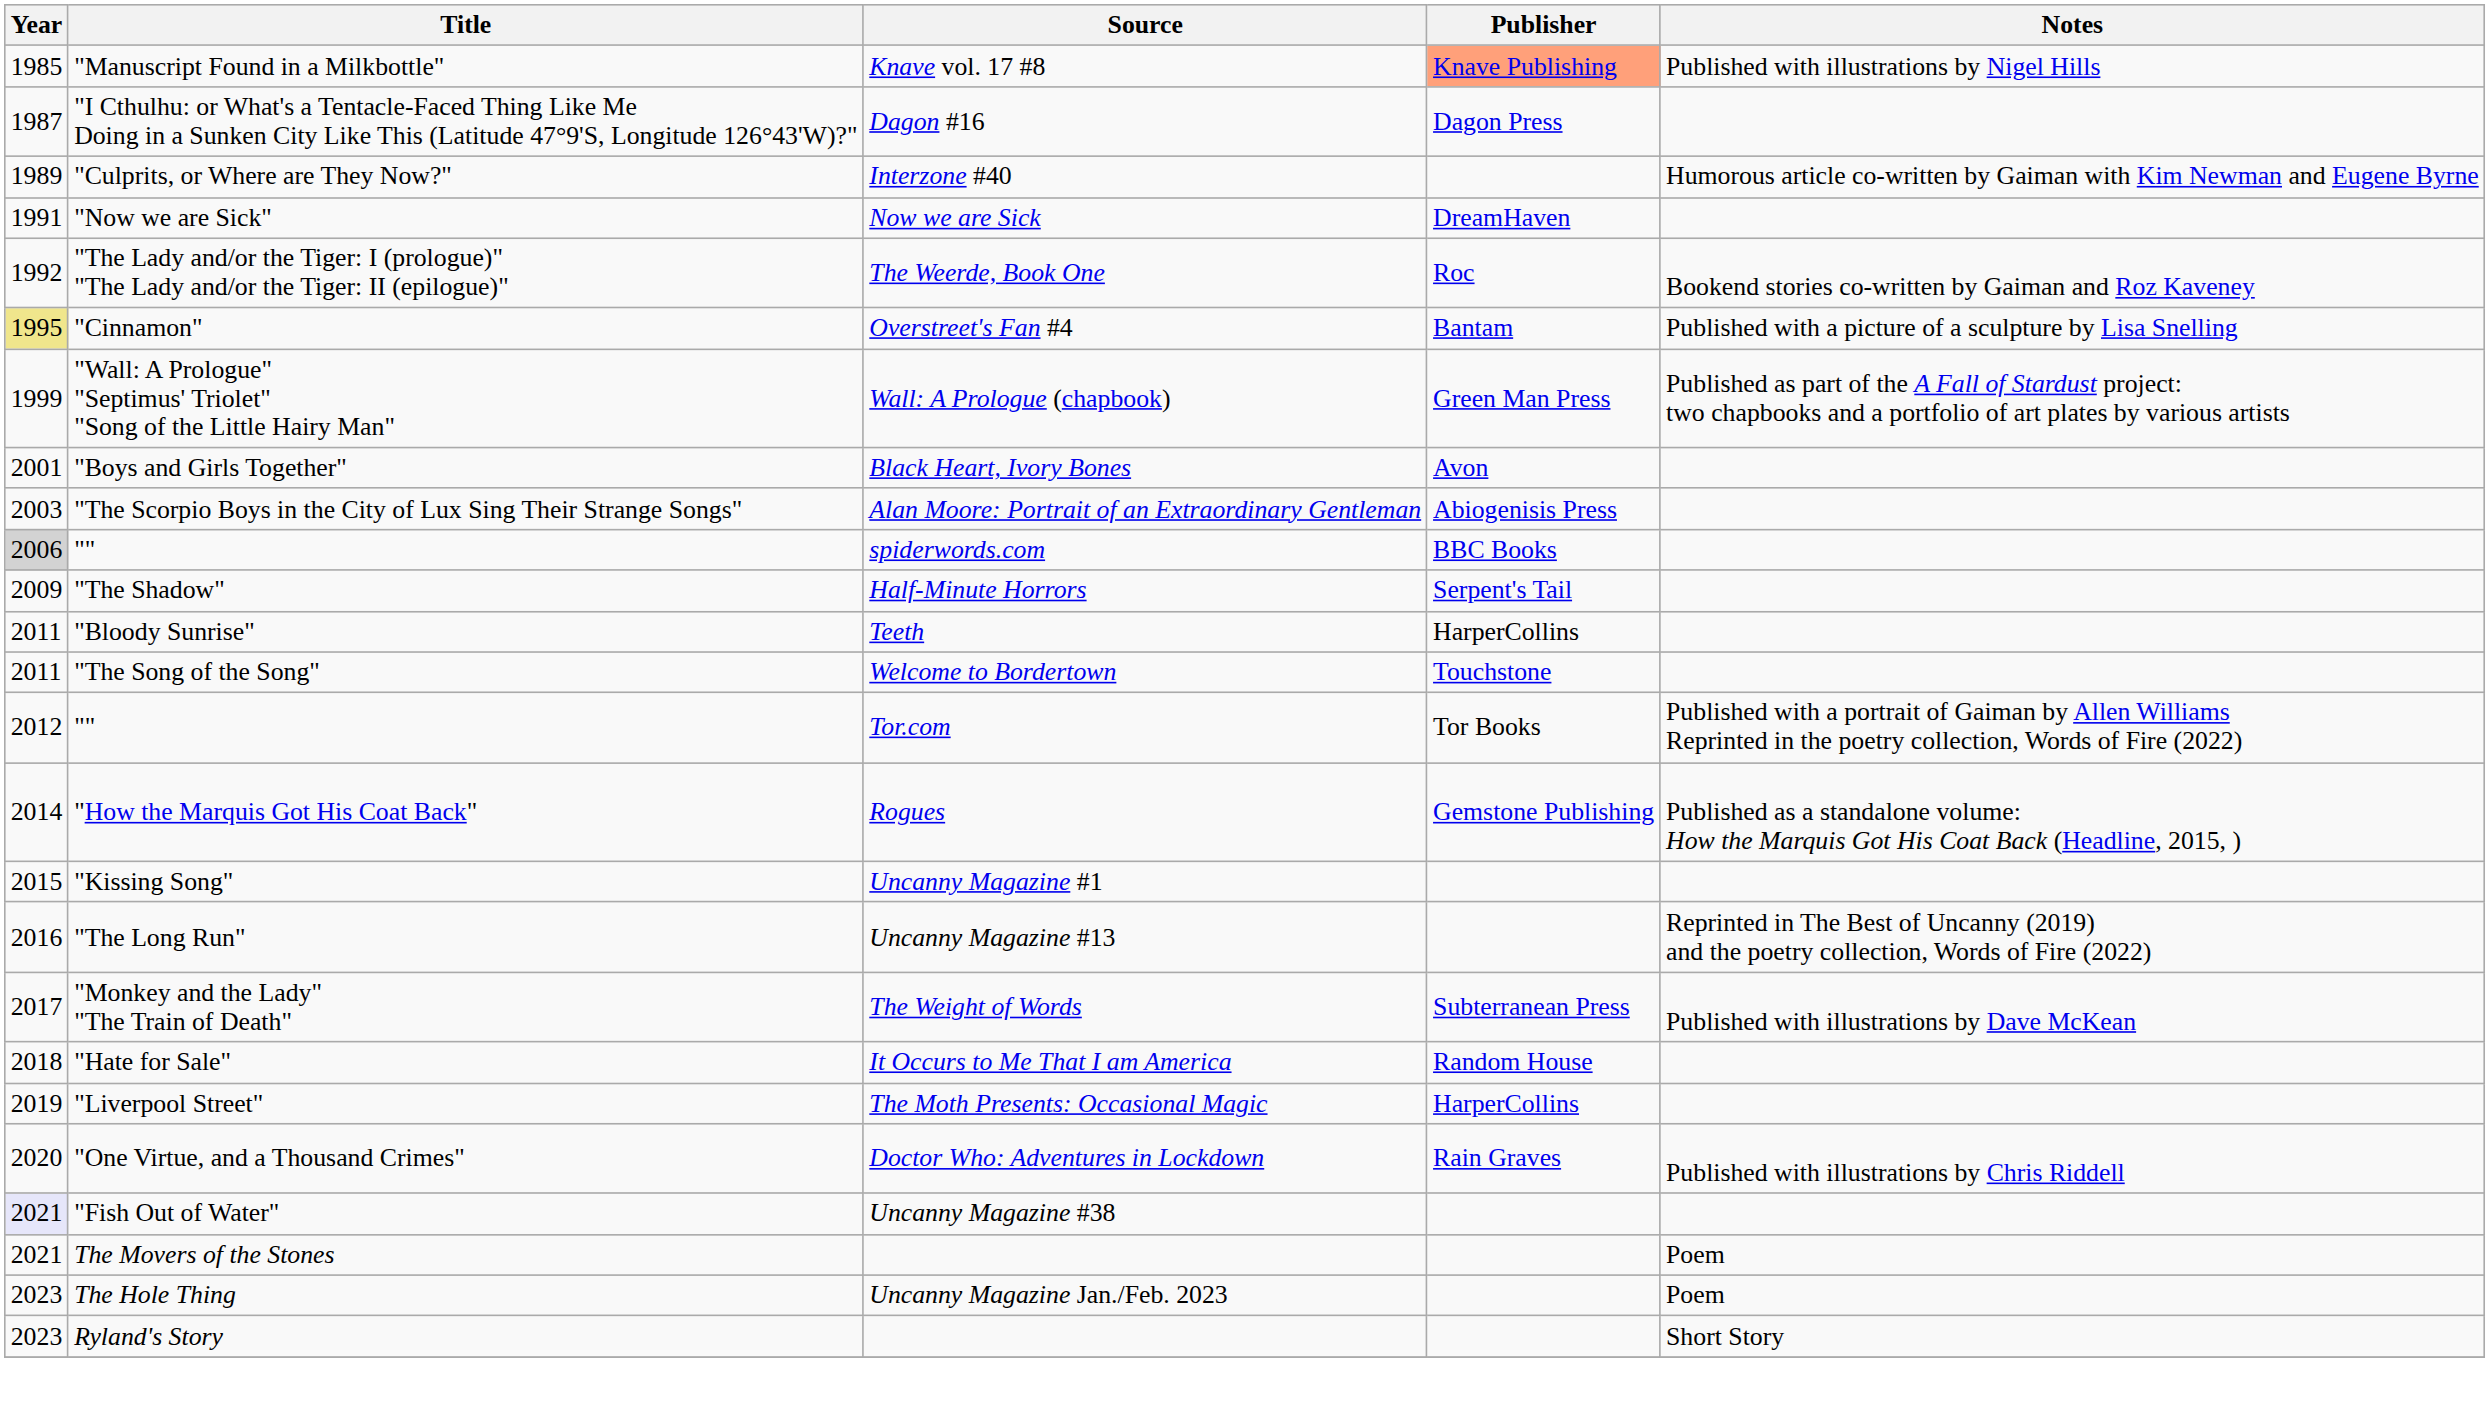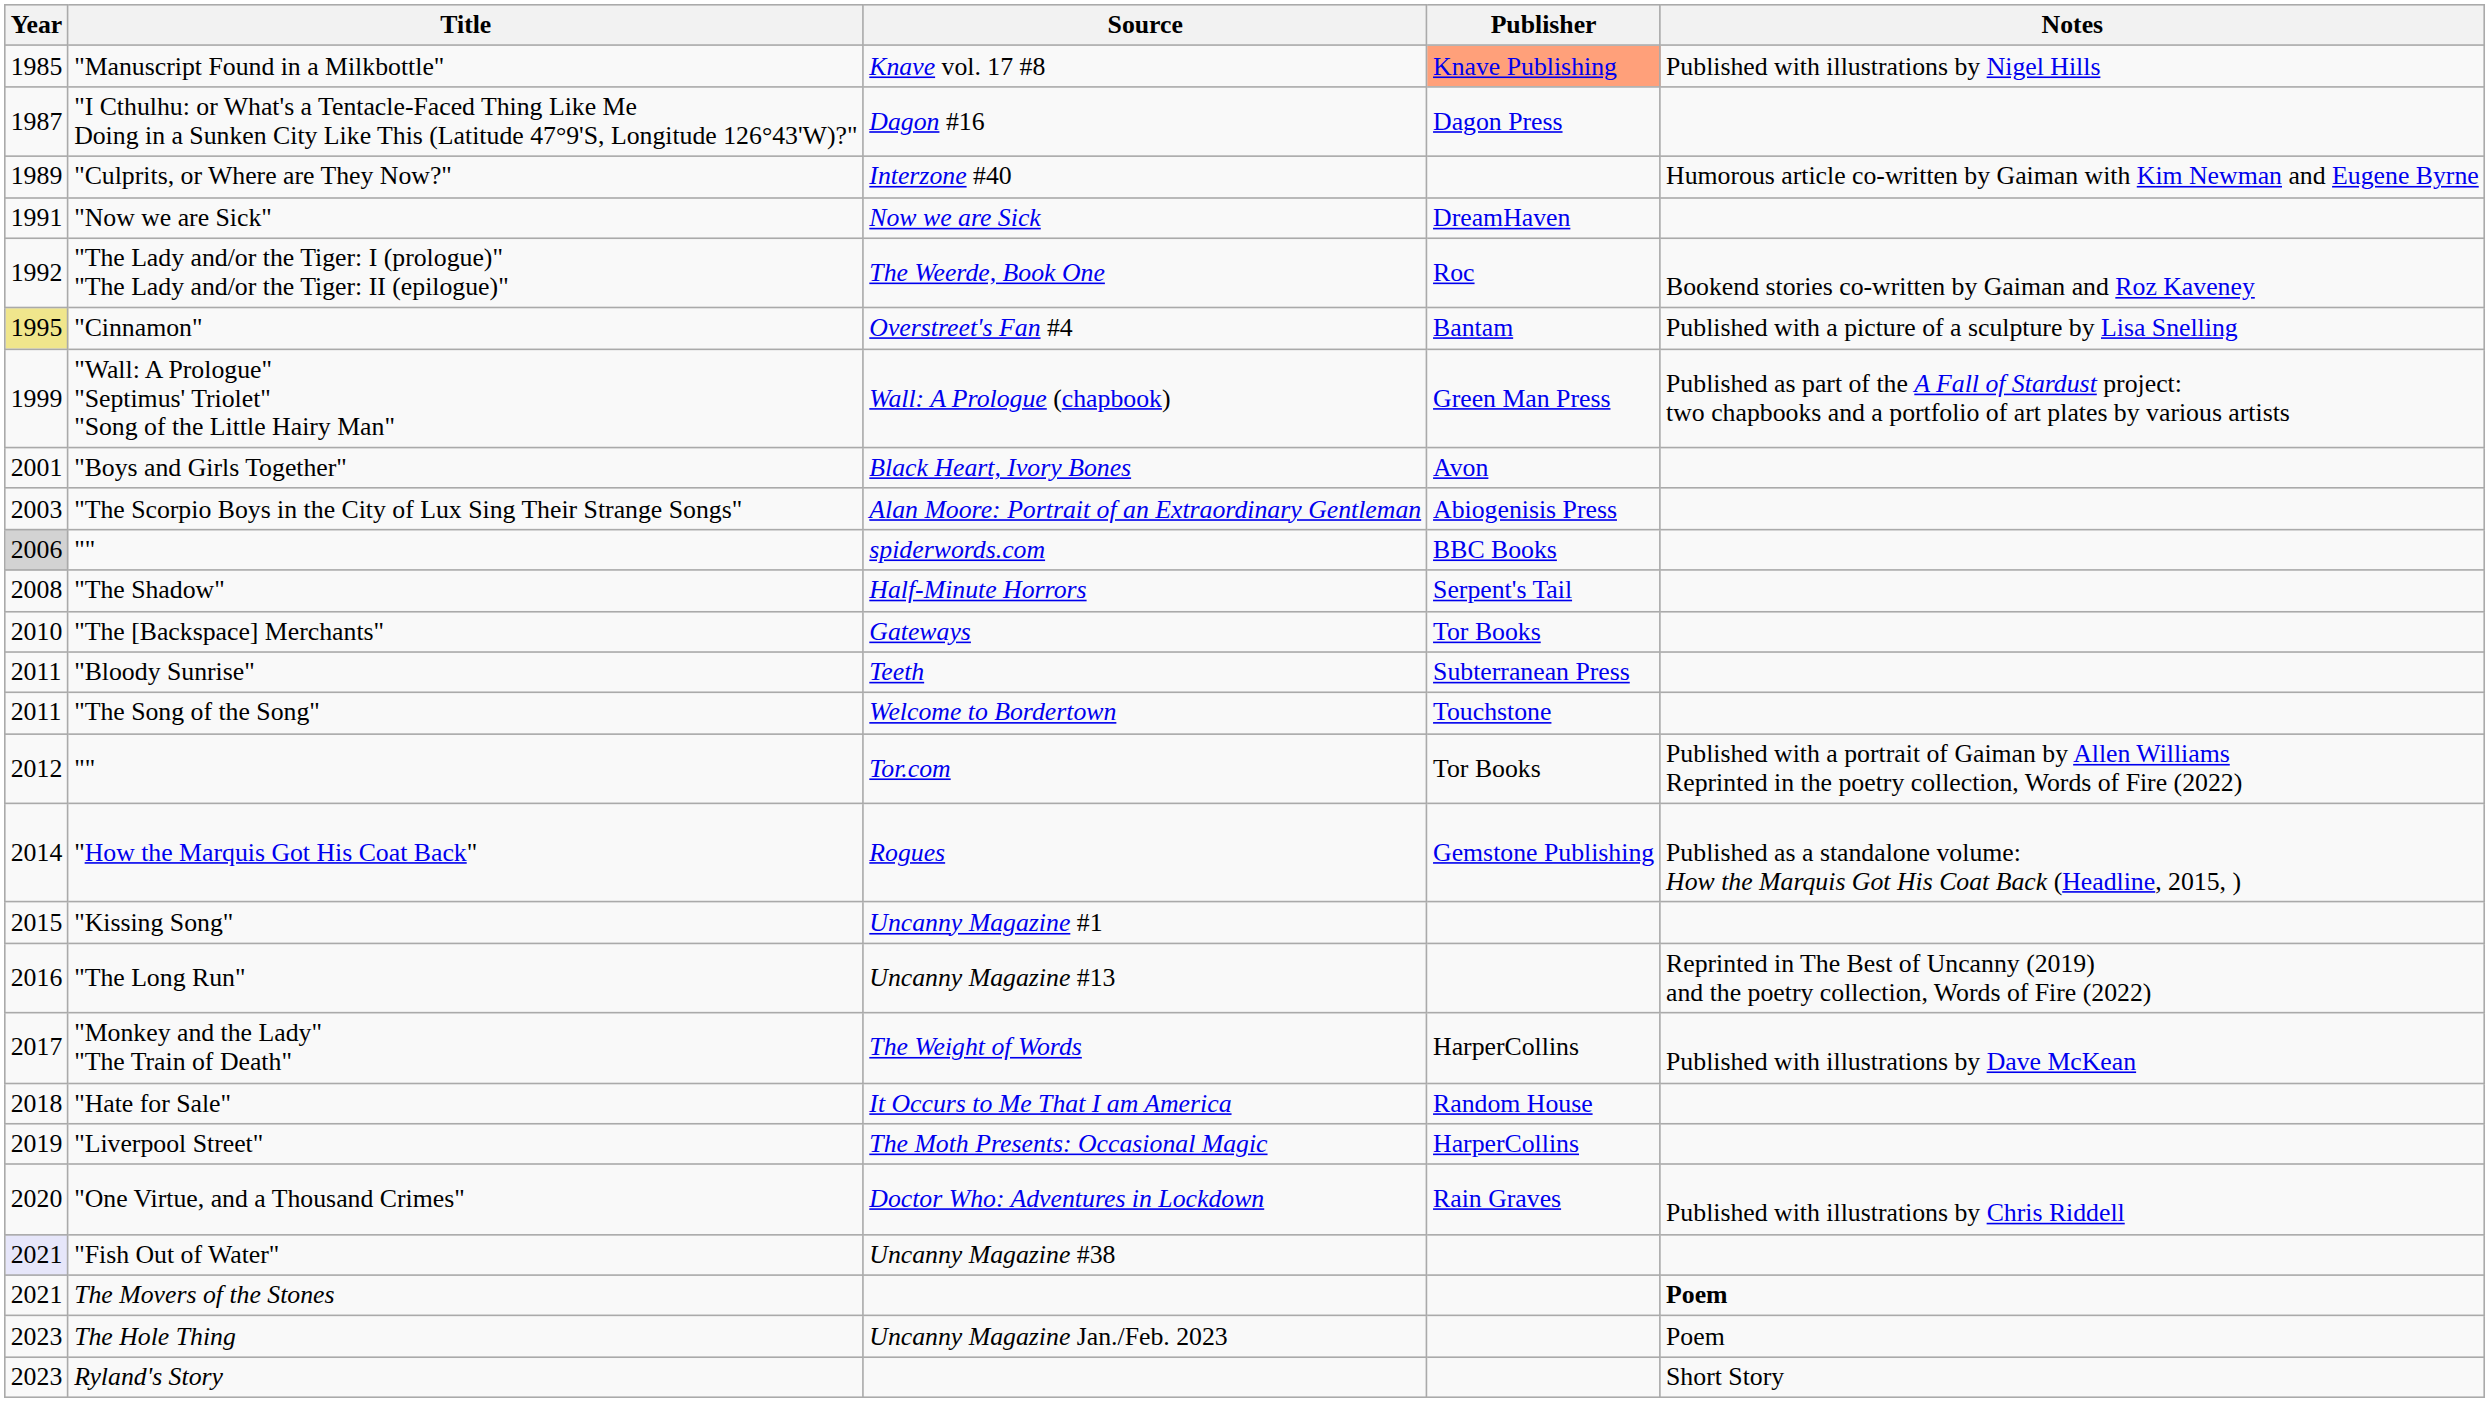(37, 590) 2009 -> (37, 590) 2008
+ row: (229, 631)
(1506, 631) HarperCollins -> (1531, 671) Subterranean Press
(1531, 1006) Subterranean Press -> (1506, 1047) HarperCollins
(1695, 1254) normal -> (1697, 1295) bold
